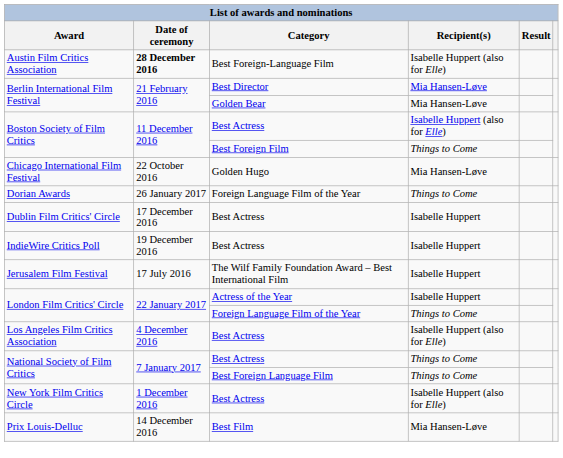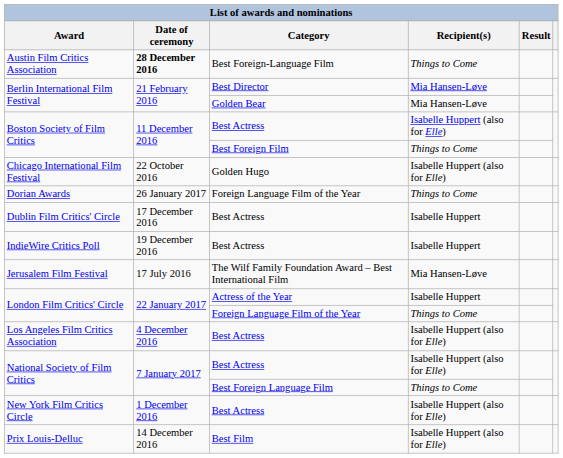(457, 64) Isabelle Huppert (also for Elle) -> (444, 64) Things to Come
(449, 171) Mia Hansen-Løve -> (457, 171) Isabelle Huppert (also for Elle)
(445, 274) Isabelle Huppert -> (449, 274) Mia Hansen-Løve
(444, 359) Things to Come -> (457, 365) Isabelle Huppert (also for Elle)
(449, 427) Mia Hansen-Løve -> (457, 439) Isabelle Huppert (also for Elle)
